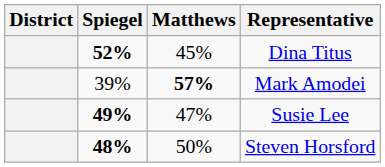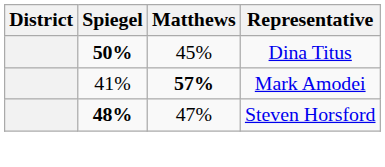(113, 51) 52% -> (113, 51) 50%
(113, 83) 39% -> (113, 83) 41%
- row: (310, 114)
(194, 146) 50% -> (194, 114) 47%
